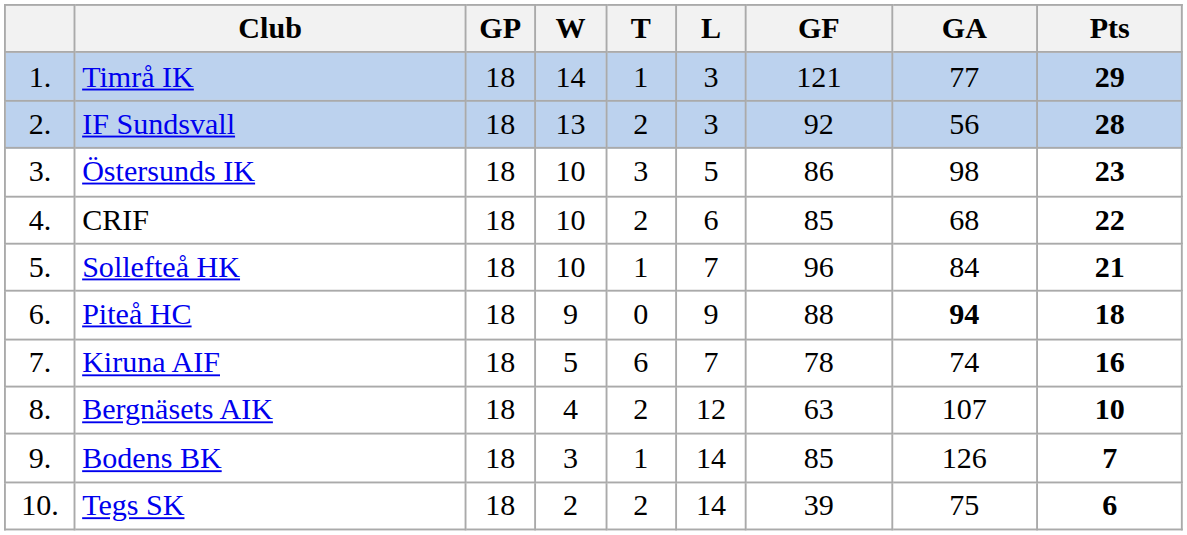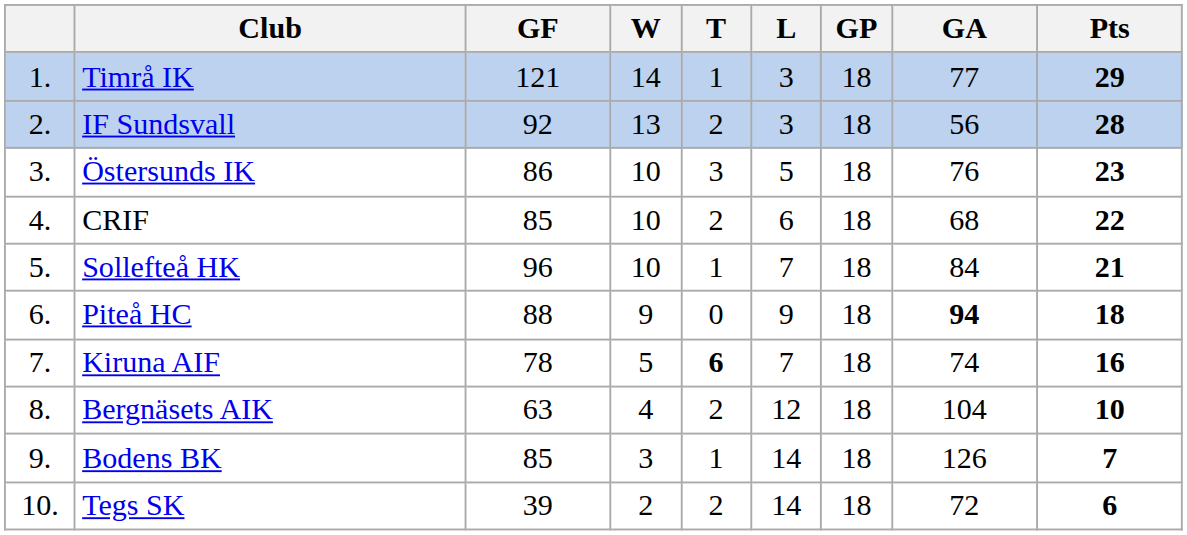columns swapped: (500, 28) <-> (819, 28)
(964, 171) 98 -> (964, 171) 76
(641, 362) normal -> (716, 362) bold
(964, 409) 107 -> (964, 409) 104
(964, 505) 75 -> (964, 505) 72
